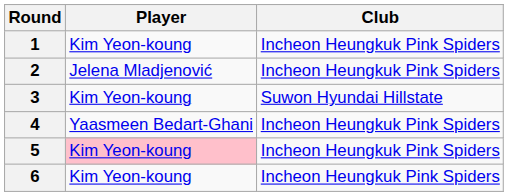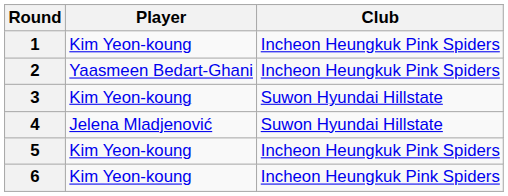(141, 71) Jelena Mladjenović -> (161, 71) Yaasmeen Bedart-Ghani
(161, 124) Yaasmeen Bedart-Ghani -> (141, 124) Jelena Mladjenović
(380, 124) Incheon Heungkuk Pink Spiders -> (352, 124) Suwon Hyundai Hillstate
(131, 151) pink background -> (131, 151) no background
